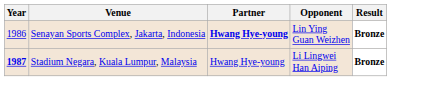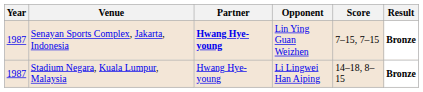+ column: (358, 12)
(16, 34) 1986 -> (16, 40) 1987
(16, 62) bold -> (16, 74) normal
